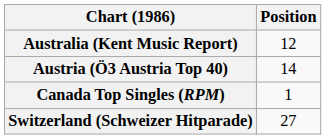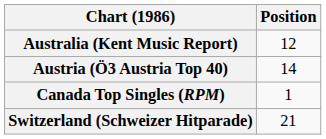(288, 120) 27 -> (288, 120) 21
